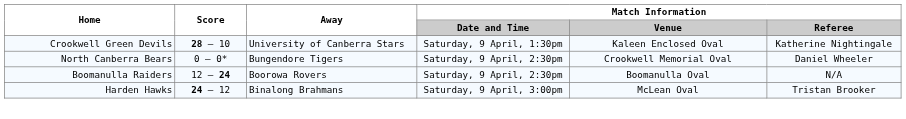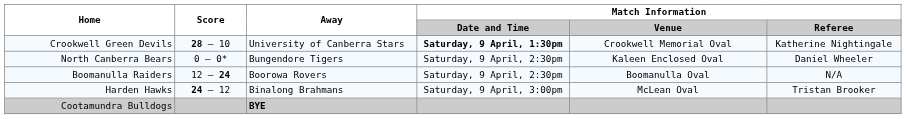(493, 43) normal -> (493, 43) bold
(668, 43) Kaleen Enclosed Oval -> (668, 43) Crookwell Memorial Oval
(668, 59) Crookwell Memorial Oval -> (668, 59) Kaleen Enclosed Oval
+ row: (117, 106)
